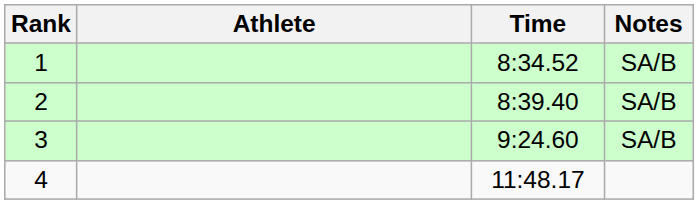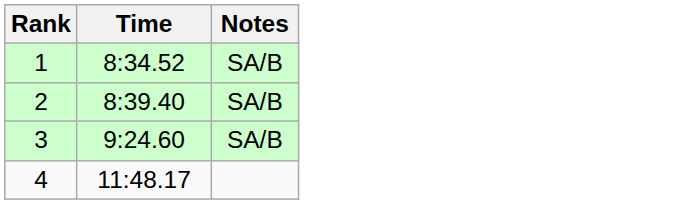- column: (274, 23)
